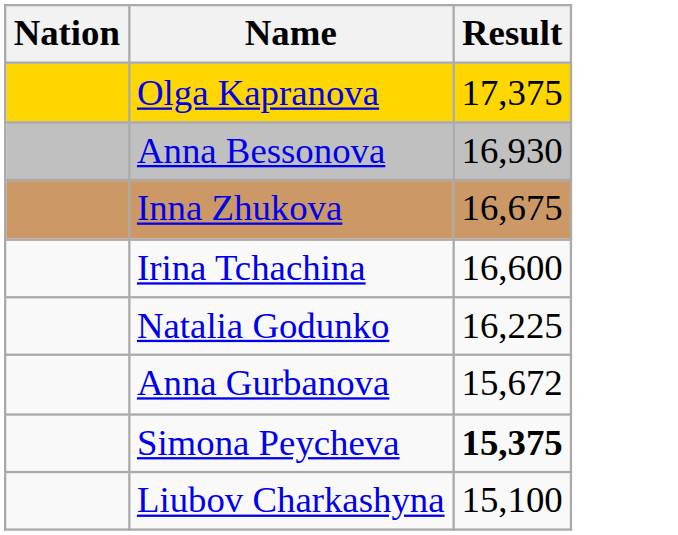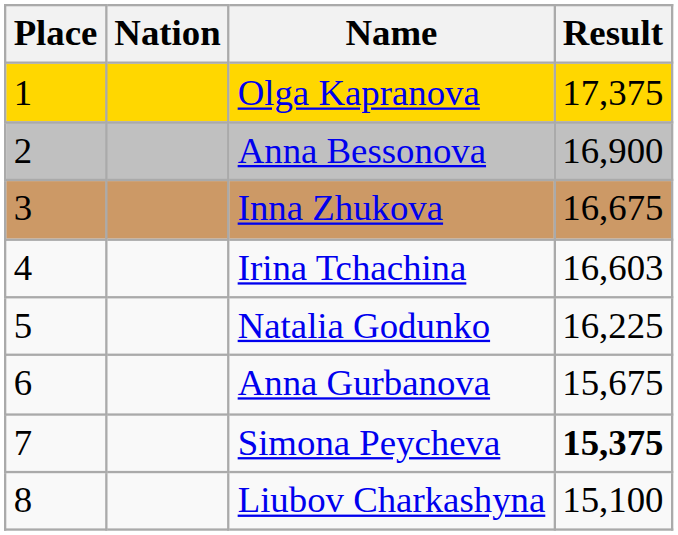+ column: (56, 33)
(512, 150) 16,930 -> (613, 150) 16,900
(512, 267) 16,600 -> (613, 267) 16,603
(512, 383) 15,672 -> (613, 383) 15,675
